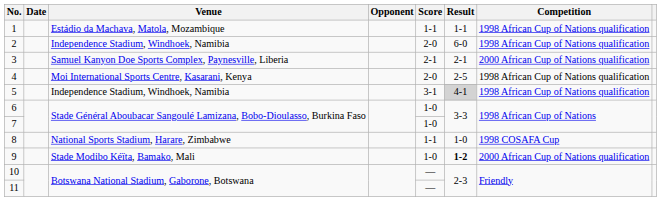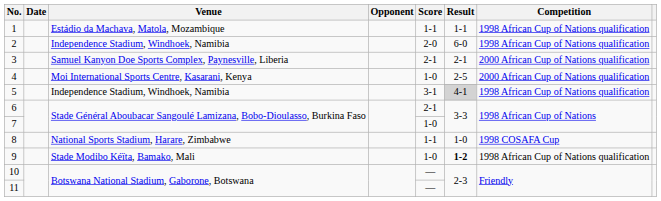(430, 76) 2-0 -> (430, 76) 1-0
(564, 76) 1998 African Cup of Nations qualification -> (564, 76) 2000 African Cup of Nations qualification
(430, 108) 1-0 -> (430, 108) 2-1
(564, 156) 2000 African Cup of Nations qualification -> (564, 156) 1998 African Cup of Nations qualification
